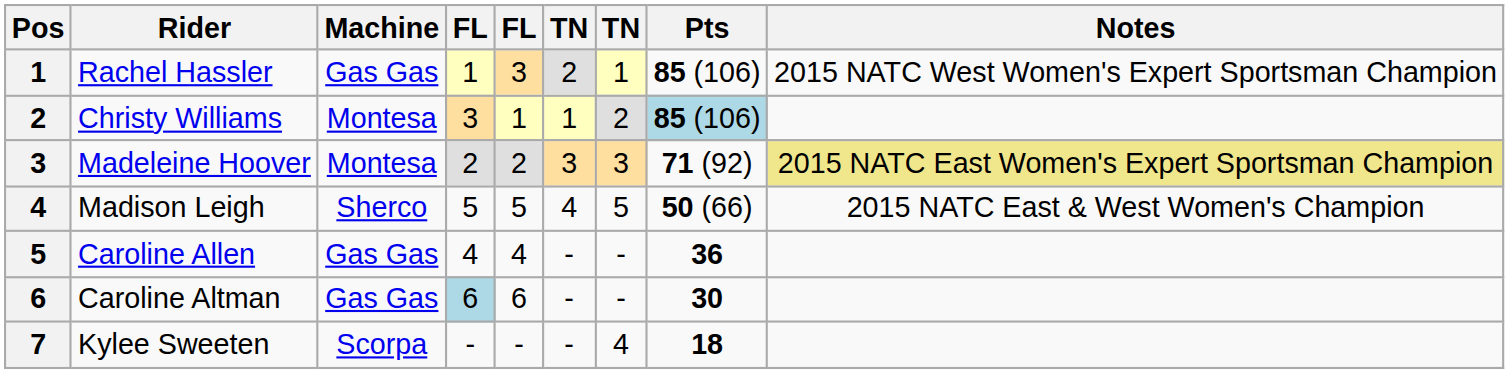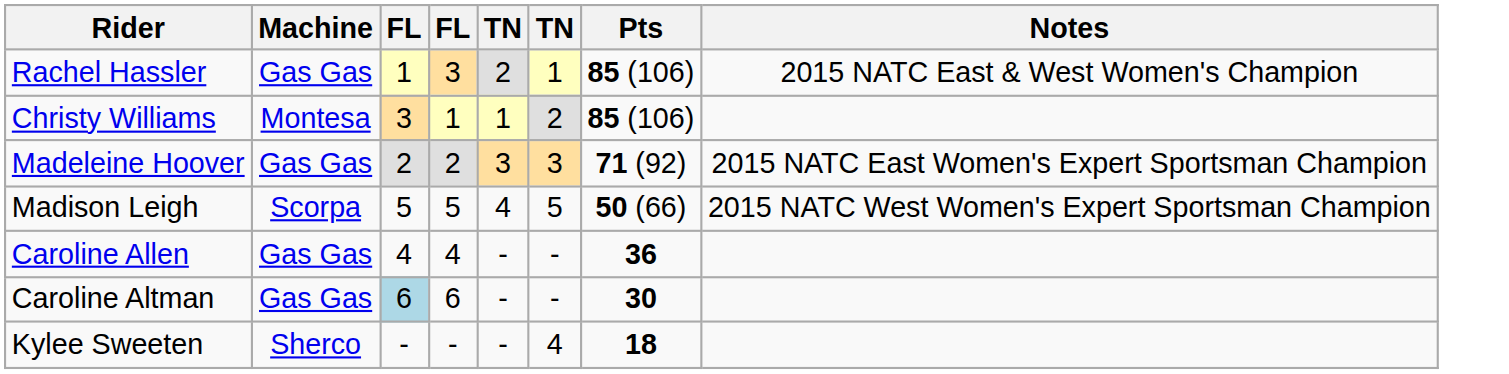- column: (38, 27)
(1136, 72) 2015 NATC West Women's Expert Sportsman Champion -> (1069, 72) 2015 NATC East & West Women's Champion
(707, 118) lightblue background -> (641, 118) no background
(382, 163) Montesa -> (316, 163) Gas Gas
(1136, 163) khaki background -> (1069, 163) no background
(382, 208) Sherco -> (316, 208) Scorpa
(1136, 208) 2015 NATC East & West Women's Champion -> (1069, 208) 2015 NATC West Women's Expert Sportsman Champion
(382, 344) Scorpa -> (316, 344) Sherco
